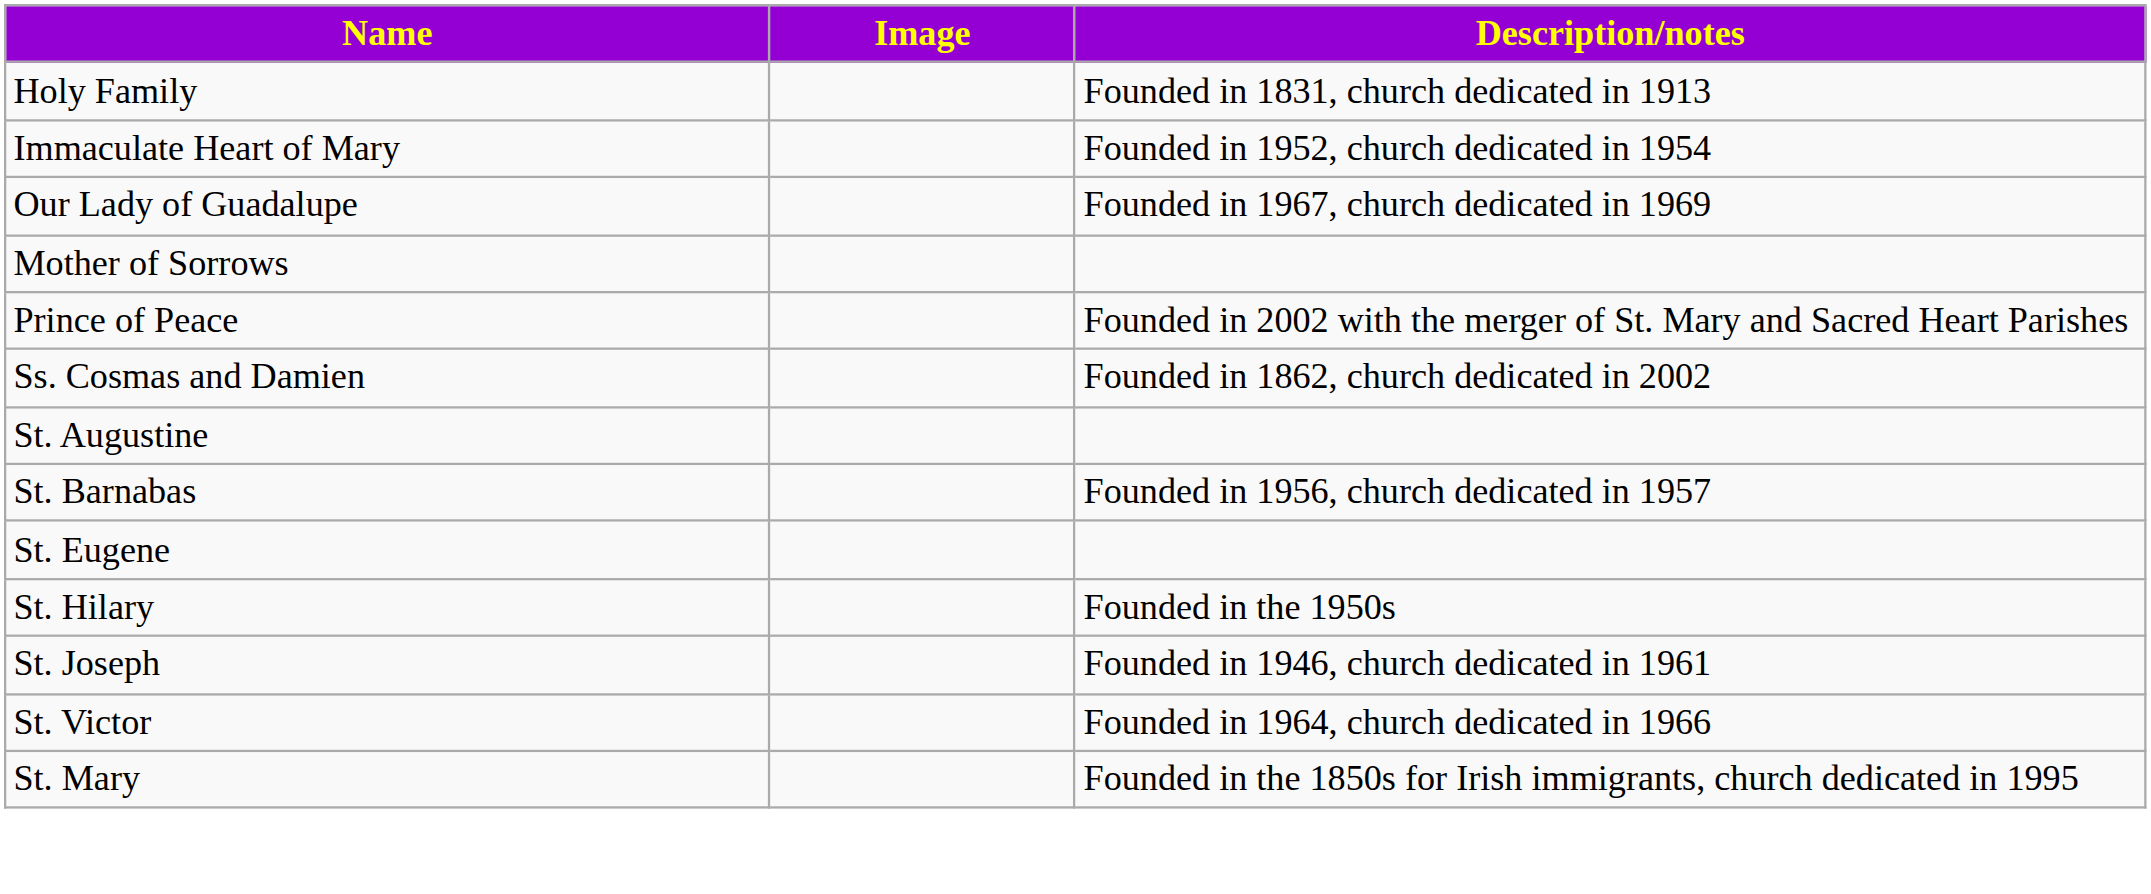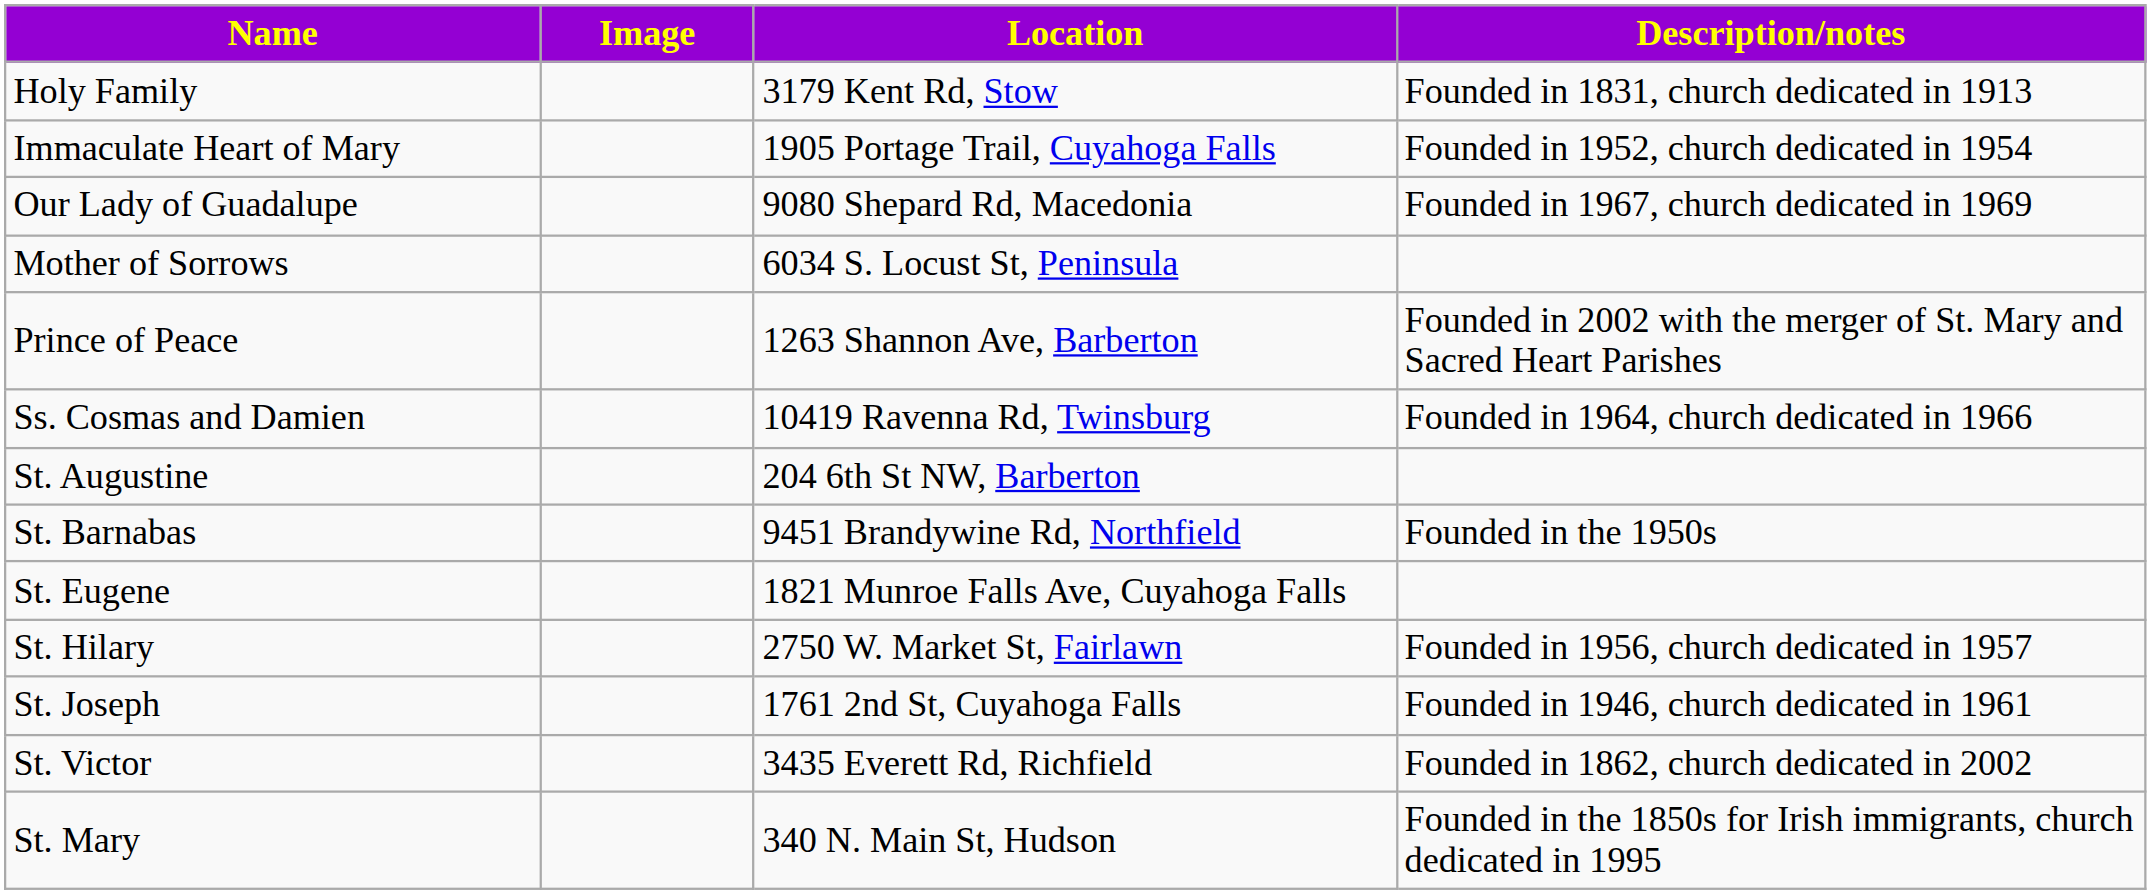+ column: (1075, 33)
(1397, 377) Founded in 1862, church dedicated in 2002 -> (1718, 417) Founded in 1964, church dedicated in 1966
(1397, 491) Founded in 1956, church dedicated in 1957 -> (1561, 532) Founded in the 1950s
(1240, 606) Founded in the 1950s -> (1718, 647) Founded in 1956, church dedicated in 1957
(1397, 721) Founded in 1964, church dedicated in 1966 -> (1718, 762) Founded in 1862, church dedicated in 2002
